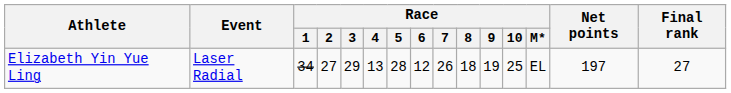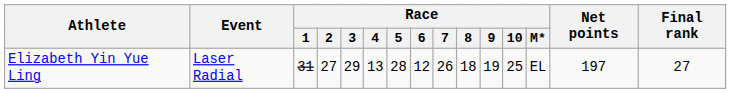(306, 68) 34 -> (306, 68) 31
